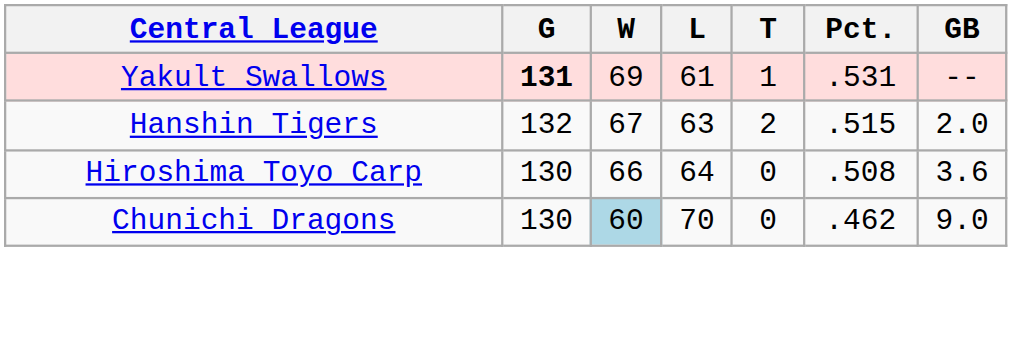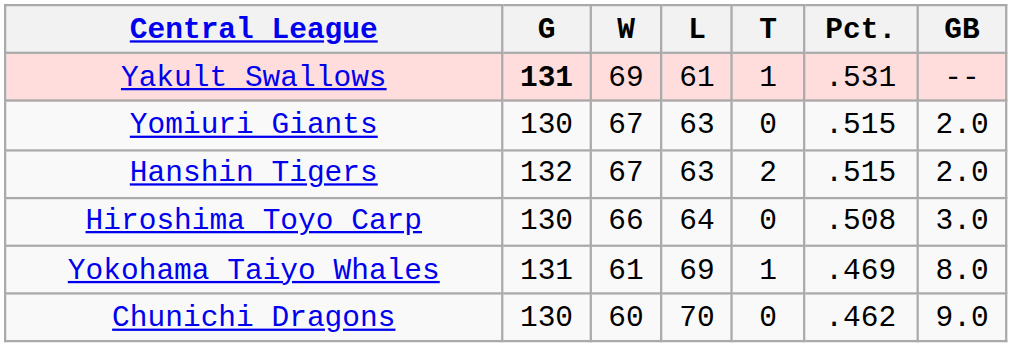+ row: (254, 125)
(962, 173) 3.6 -> (962, 222) 3.0
+ row: (254, 270)
(626, 222) lightblue background -> (626, 318) no background
